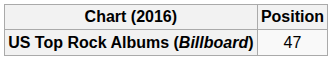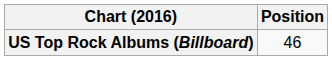(292, 42) 47 -> (292, 42) 46
